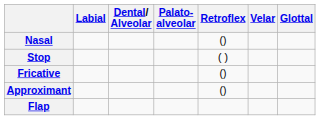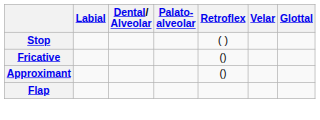- row: (39, 40)
